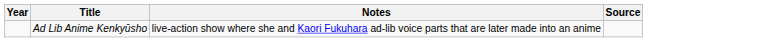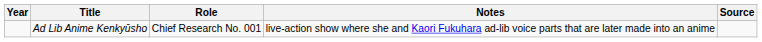+ column: (206, 12)
